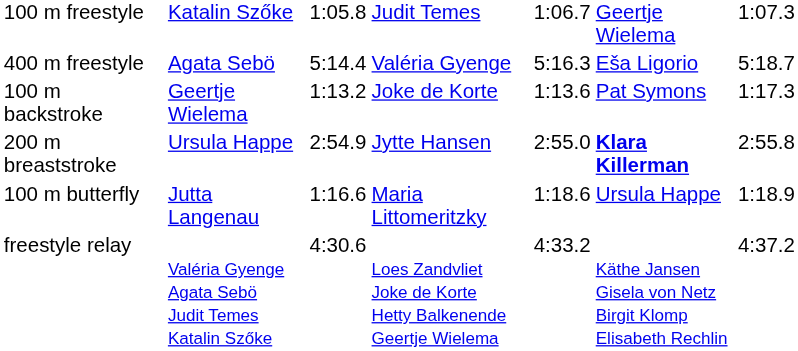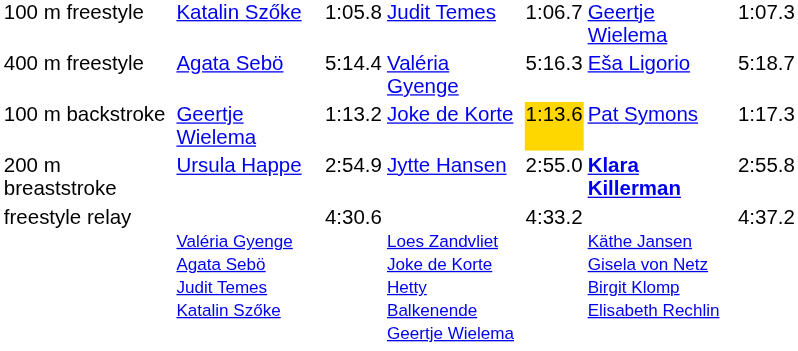(562, 91) no background -> (554, 114) gold background
- row: (72, 193)
